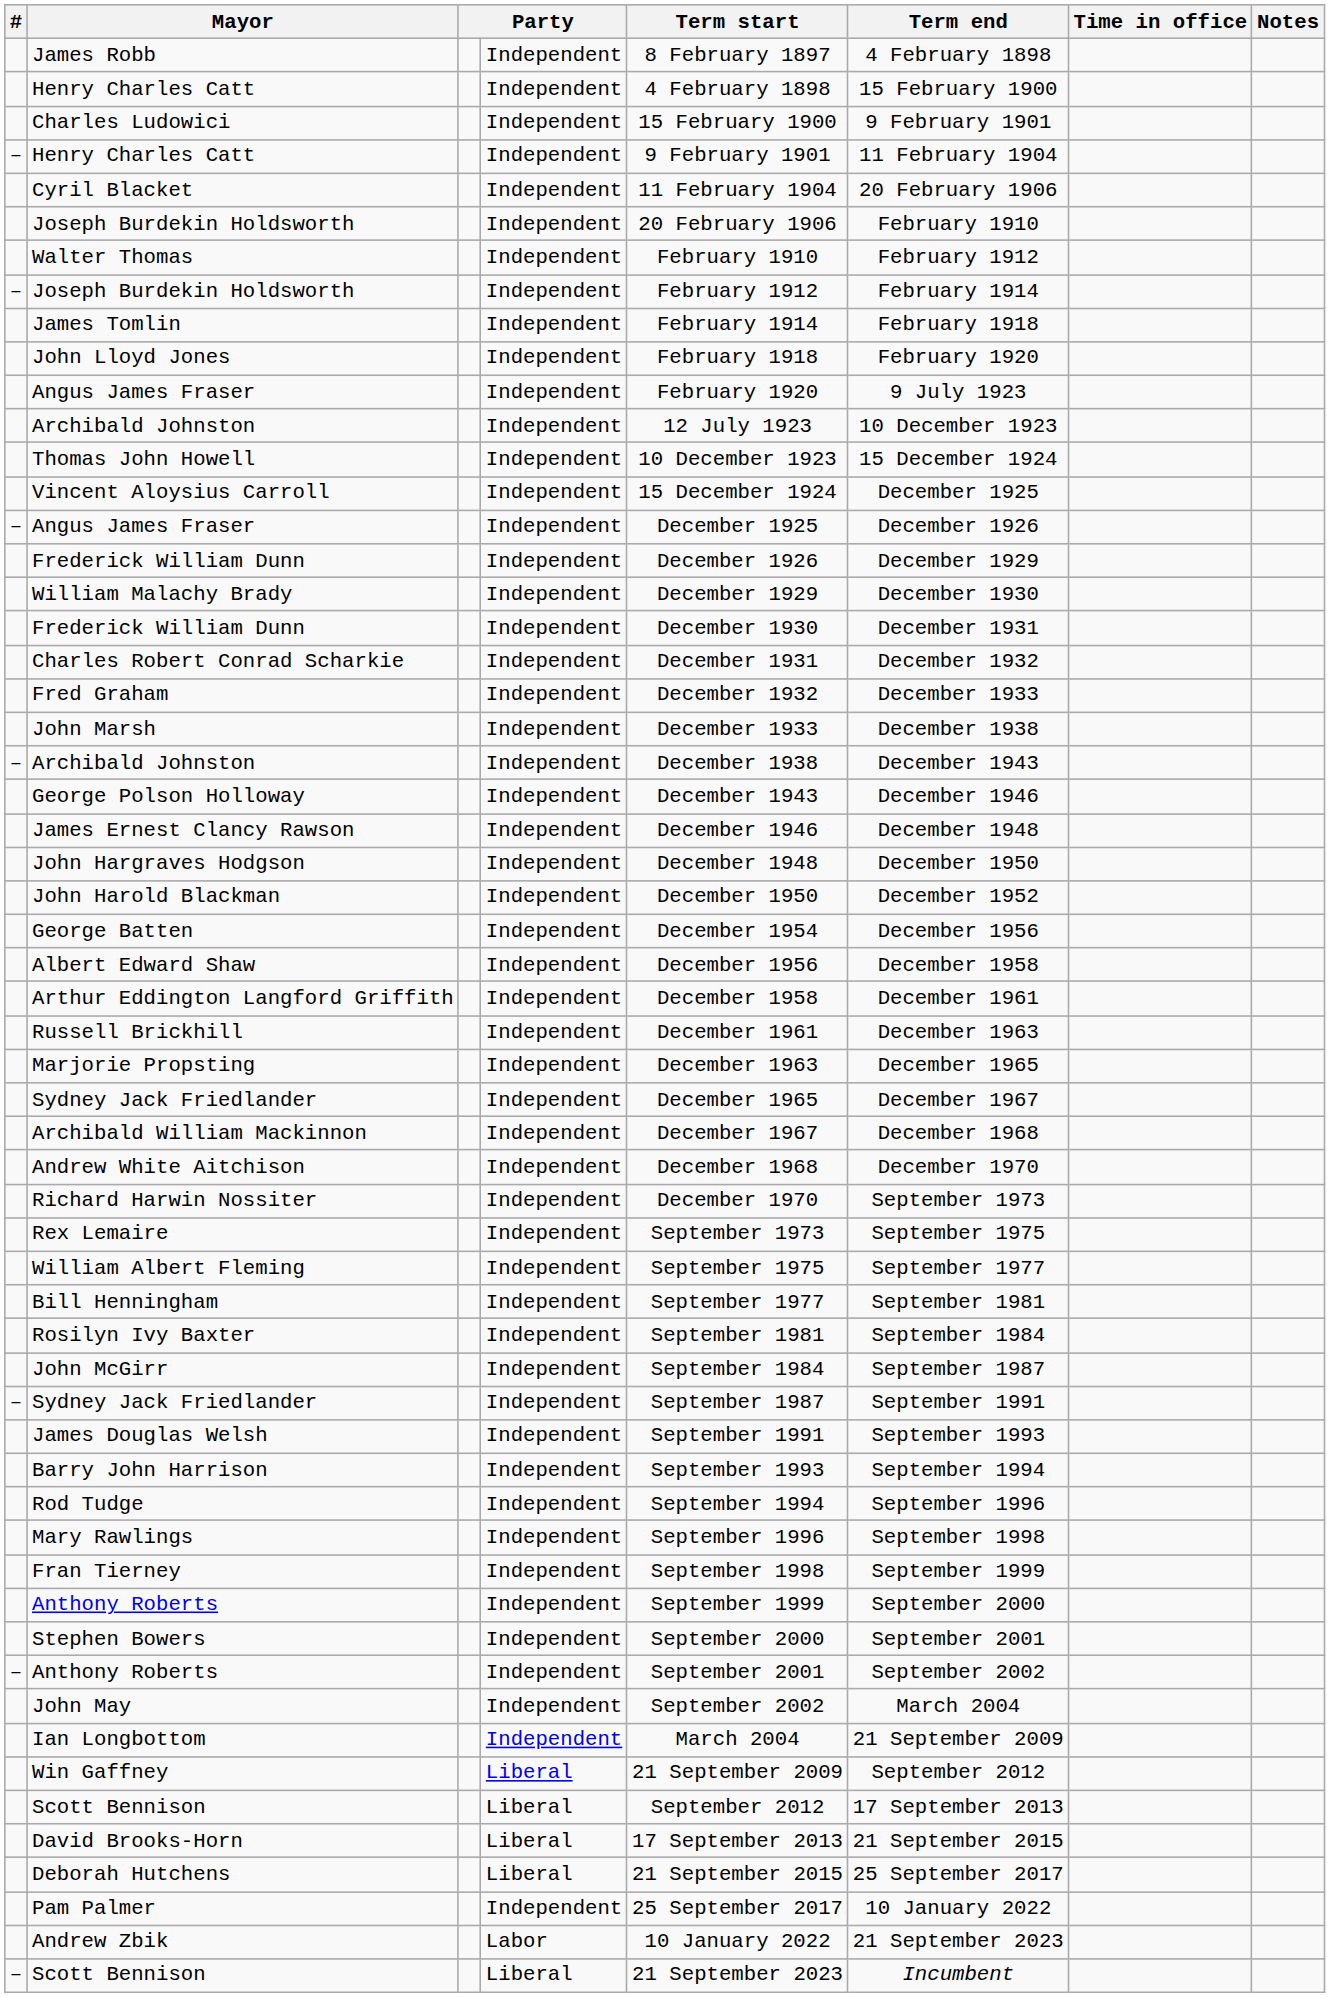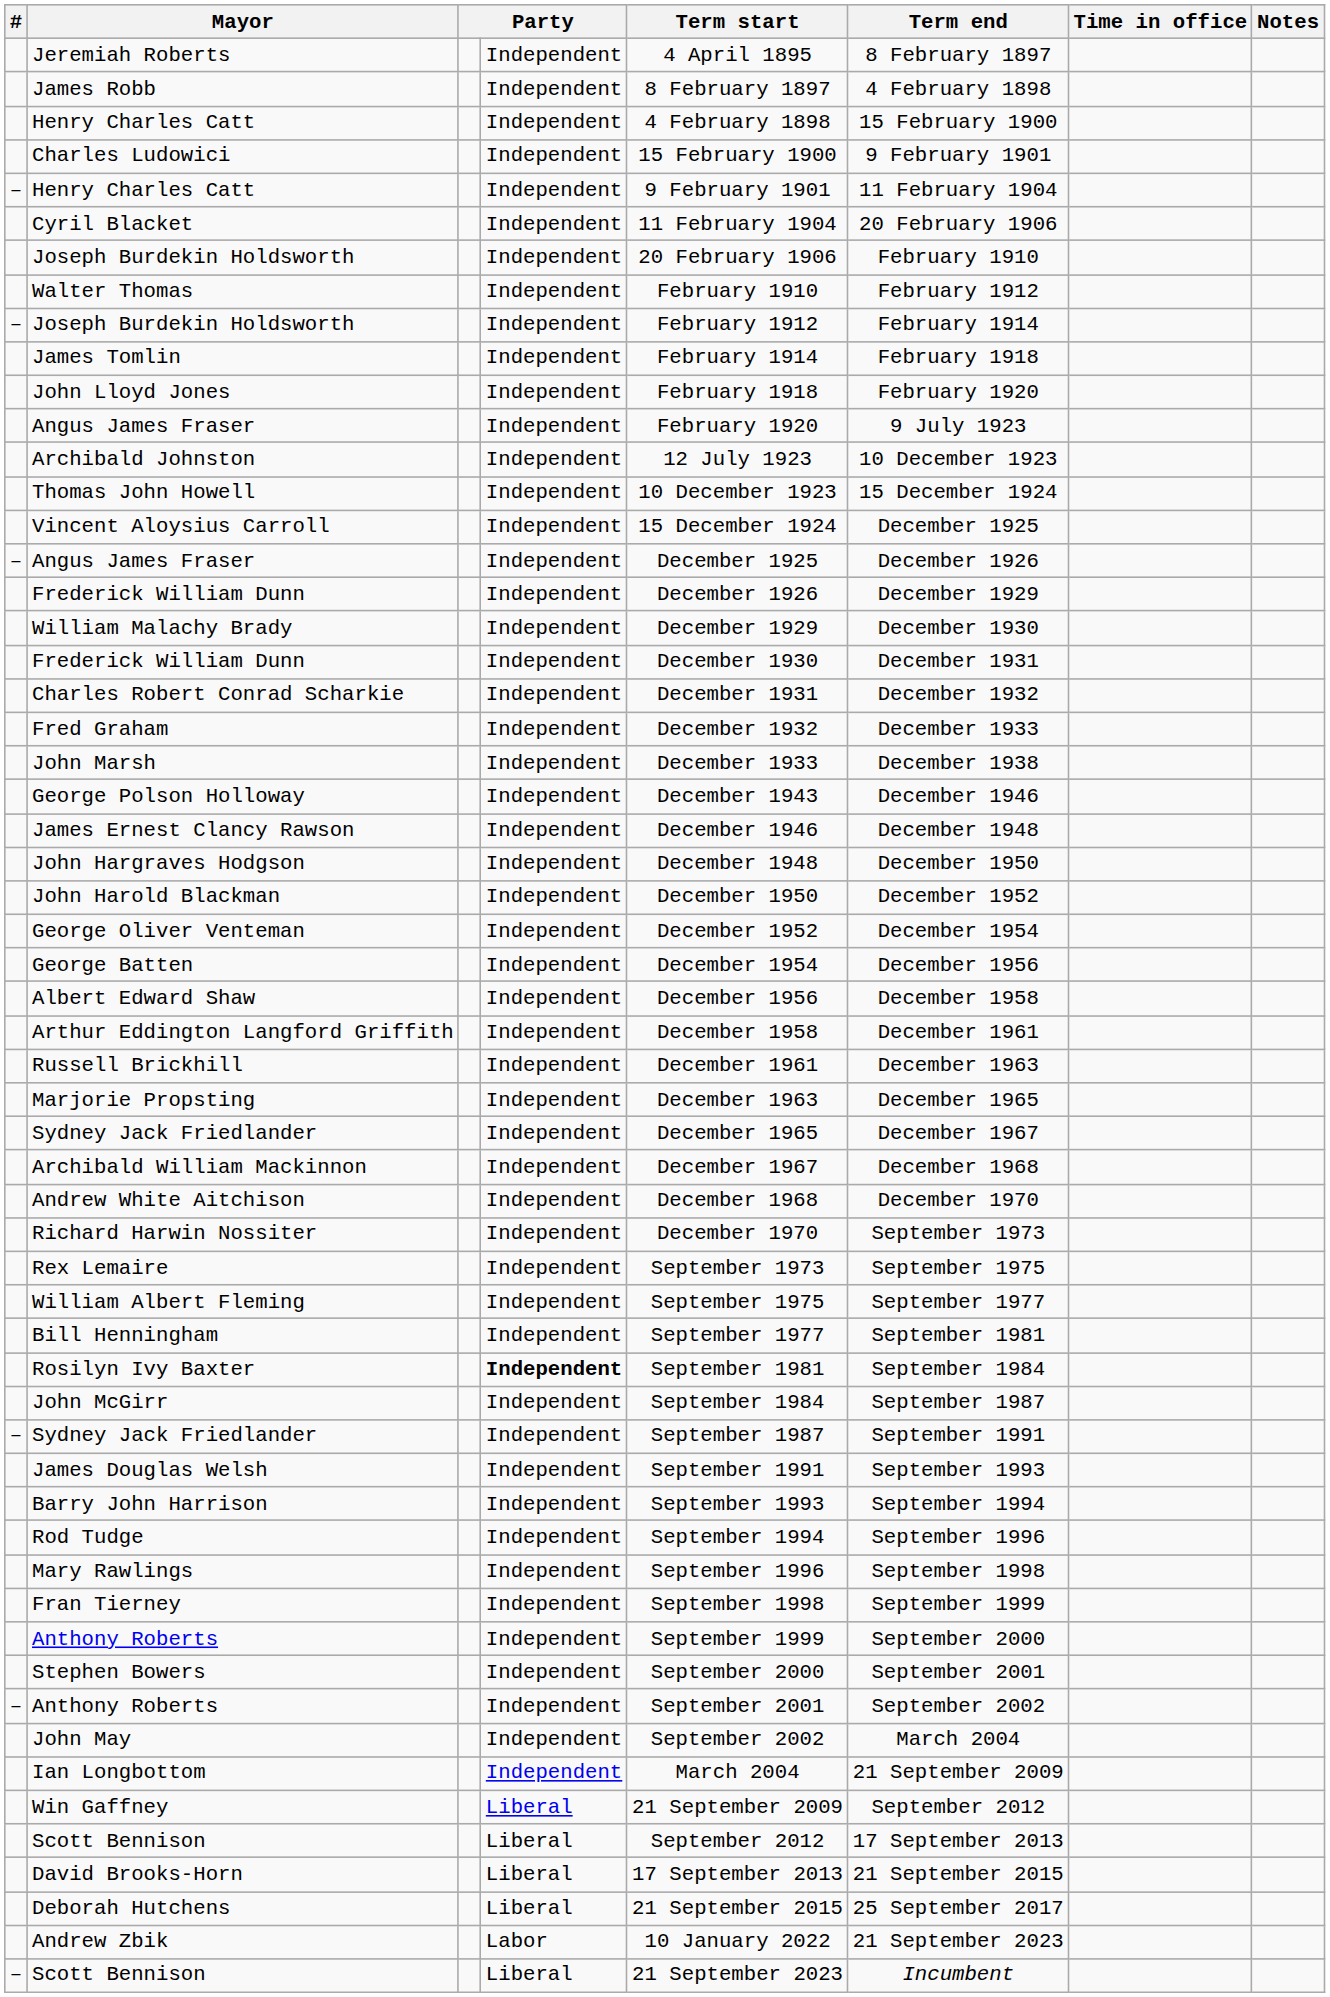+ row: (16, 55)
- row: (16, 763)
+ row: (16, 931)
(554, 1335) normal -> (554, 1369) bold
- row: (16, 1908)
